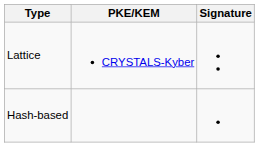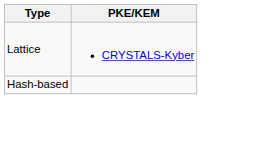- column: (226, 13)
